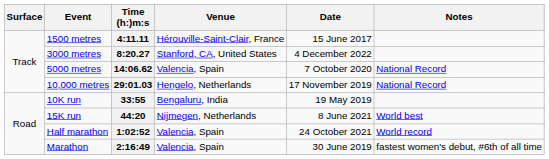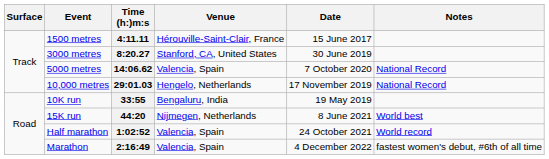(333, 54) 4 December 2022 -> (342, 54) 30 June 2019
(342, 147) 30 June 2019 -> (333, 147) 4 December 2022
